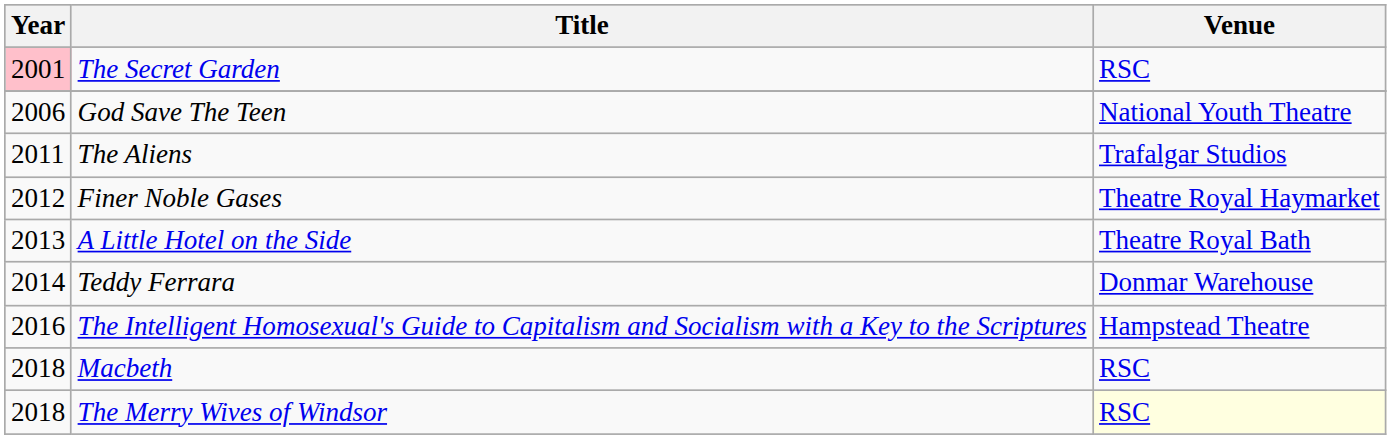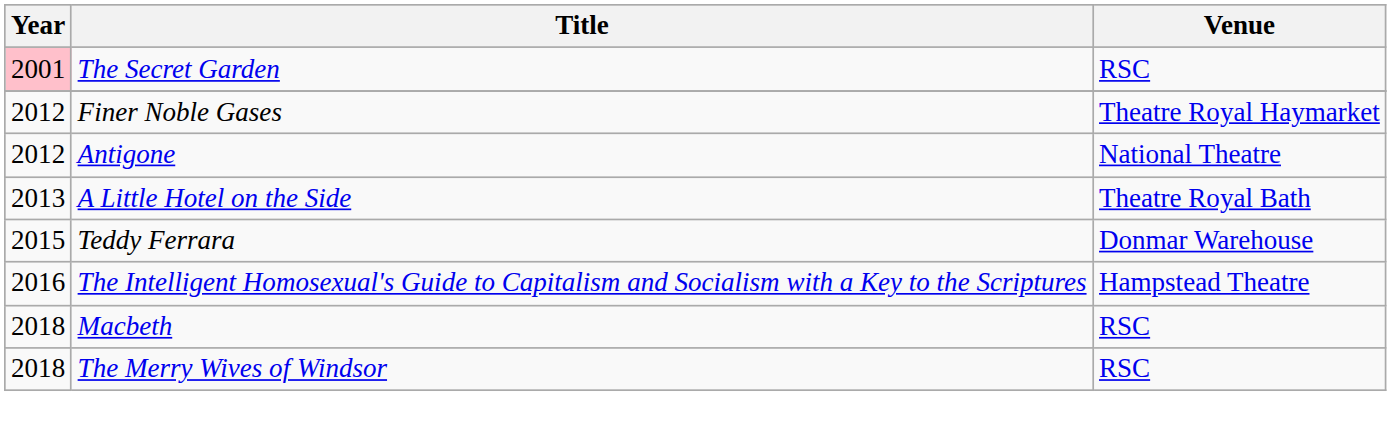- row: (182, 111)
- row: (135, 154)
+ row: (126, 154)
(38, 283) 2014 -> (38, 240) 2015
(1125, 411) lightyellow background -> (1125, 369) no background
